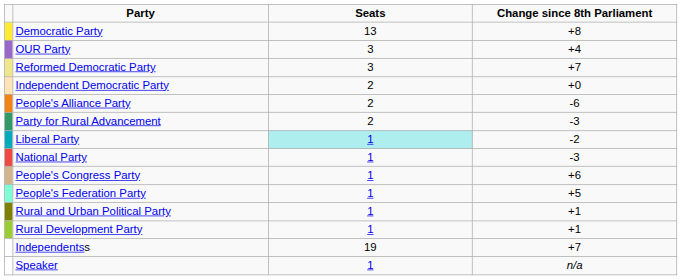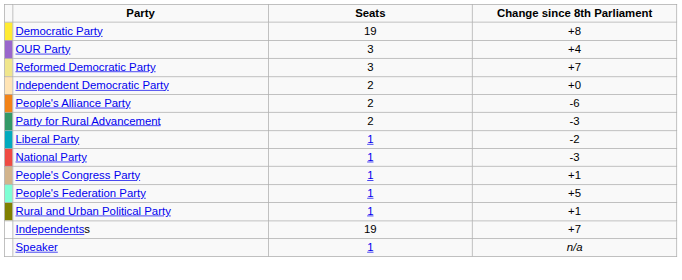(370, 31) 13 -> (370, 31) 19
(370, 139) paleturquoise background -> (370, 139) no background
(575, 175) +6 -> (575, 175) +1
- row: (79, 229)
